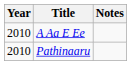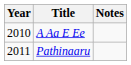(19, 51) 2010 -> (19, 51) 2011
